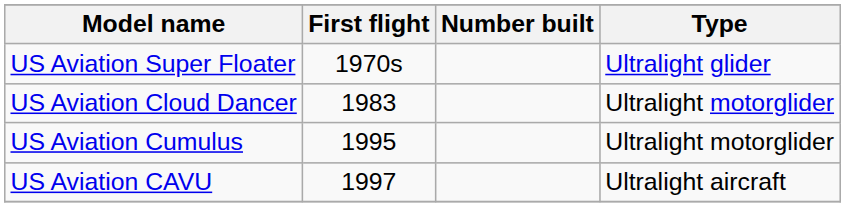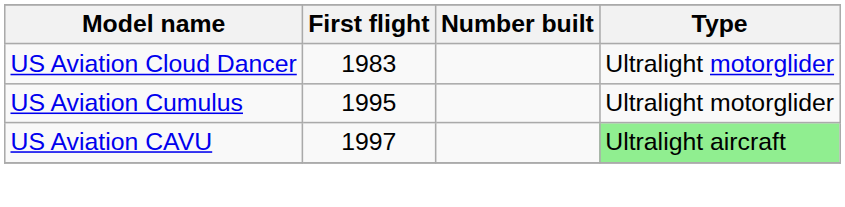- row: (153, 63)
(696, 181) no background -> (696, 142) lightgreen background
